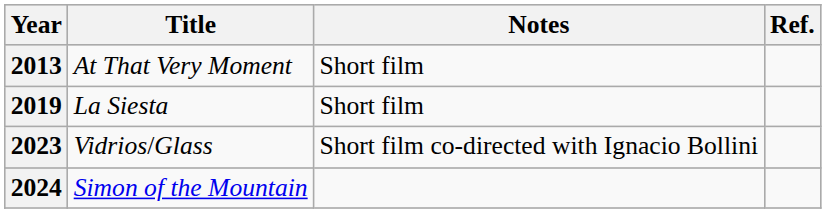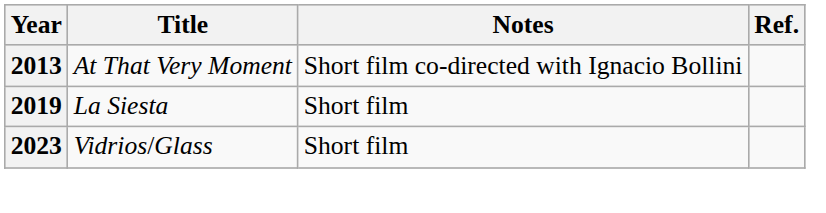(372, 65) Short film -> (523, 65) Short film co-directed with Ignacio Bollini
(539, 146) Short film co-directed with Ignacio Bollini -> (356, 146) Short film
- row: (36, 187)
